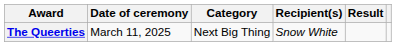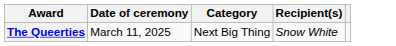- column: (366, 13)
